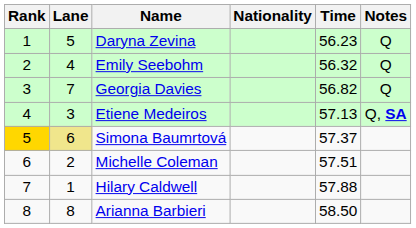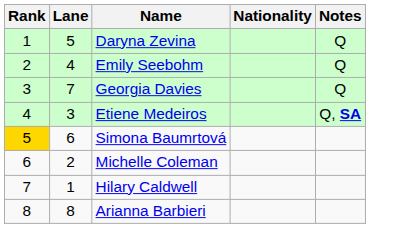- column: (338, 16)
(71, 138) khaki background -> (71, 138) no background
